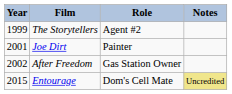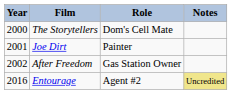(17, 30) 1999 -> (17, 30) 2000
(122, 30) Agent #2 -> (138, 30) Dom's Cell Mate
(17, 81) 2015 -> (17, 81) 2016
(138, 81) Dom's Cell Mate -> (122, 81) Agent #2
